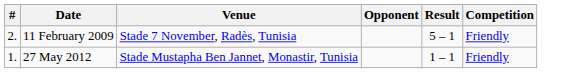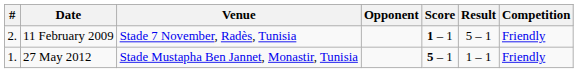+ column: (440, 15)
